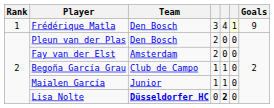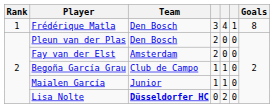(234, 26) lightyellow background -> (234, 26) no background
(254, 26) 9 -> (254, 26) 8
(225, 97) bold -> (225, 97) normal
